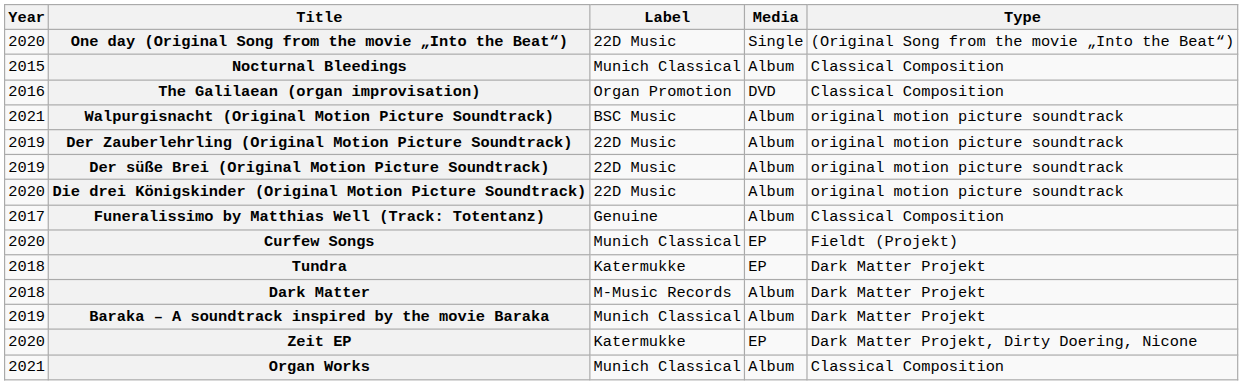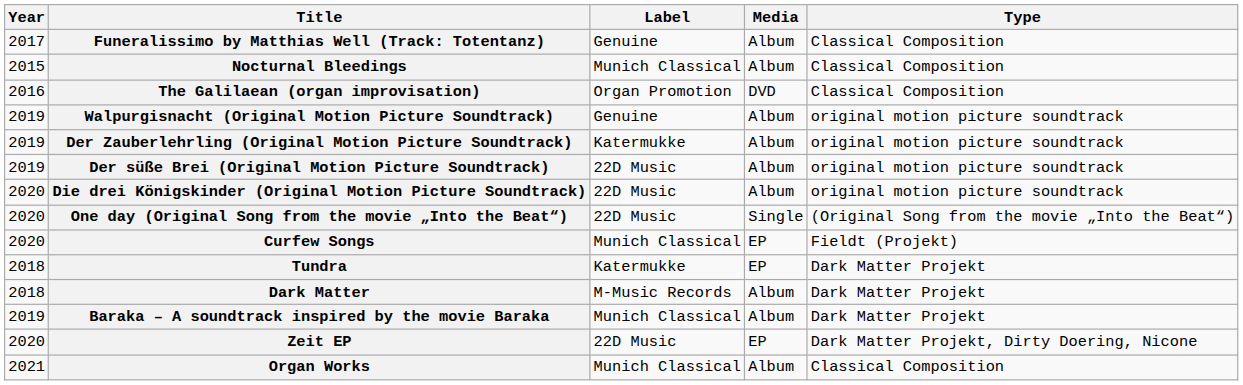rows swapped: (319, 217) <-> (319, 42)
(27, 117) 2021 -> (27, 117) 2019
(635, 117) BSC Music -> (626, 117) Genuine
(635, 142) 22D Music -> (640, 142) Katermukke
(640, 342) Katermukke -> (635, 342) 22D Music
